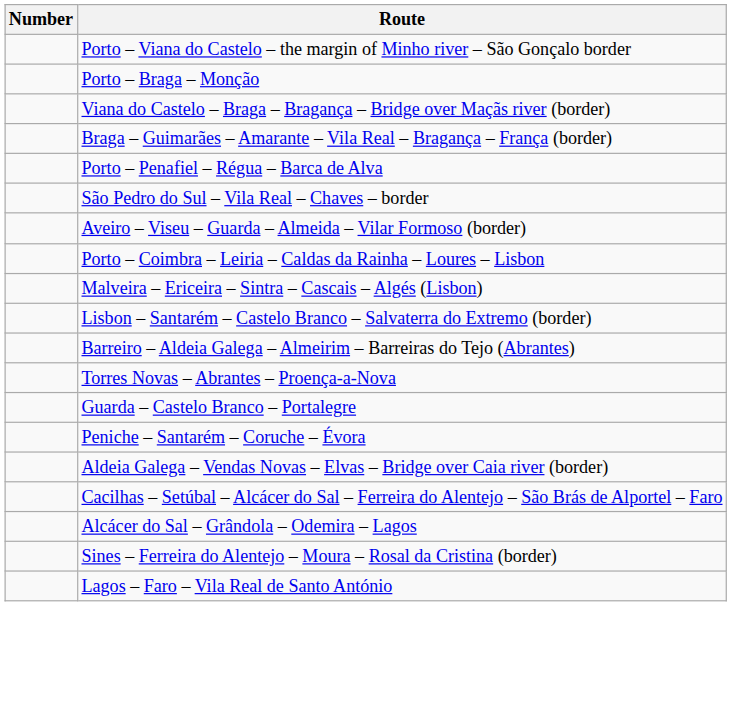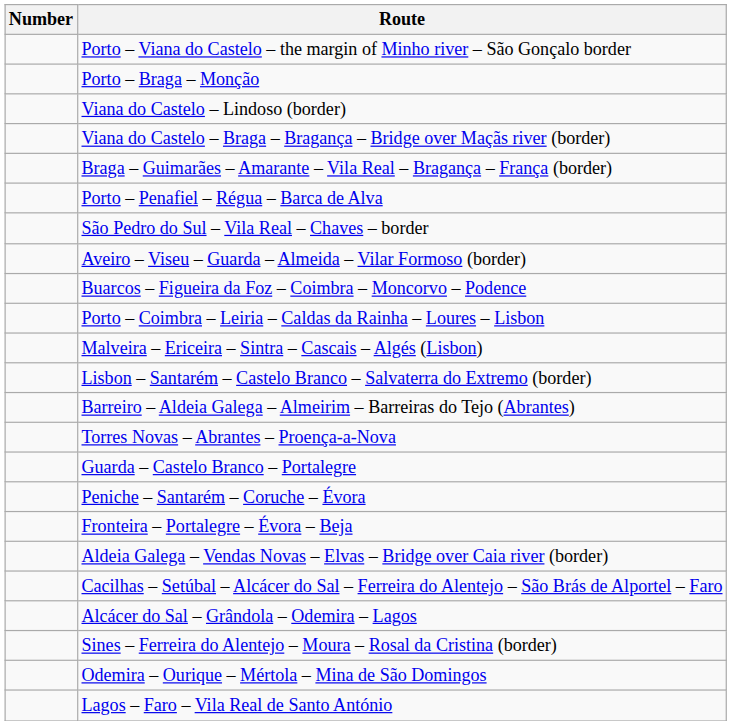+ row: (214, 108)
+ row: (304, 287)
+ row: (217, 526)
+ row: (284, 675)
